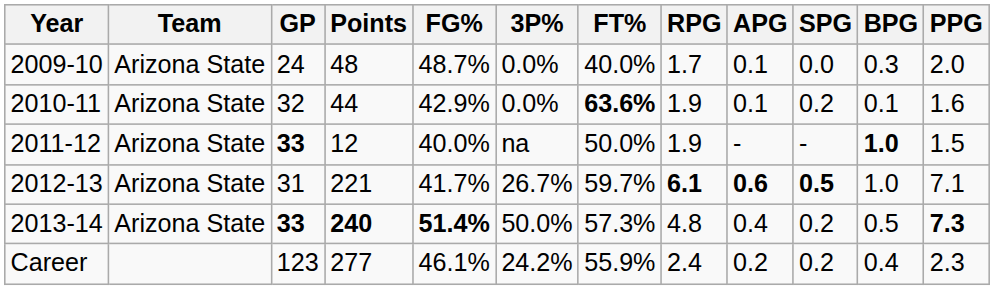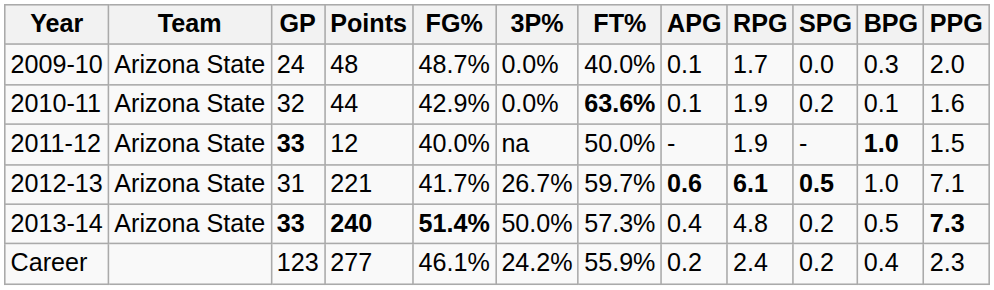columns swapped: (694, 24) <-> (760, 24)
